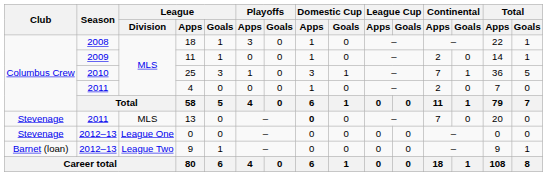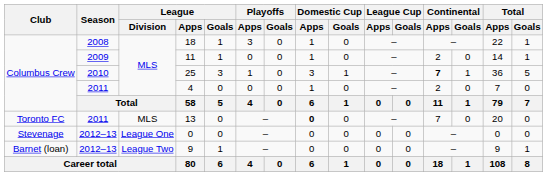(438, 73) normal -> (438, 73) bold
(41, 118) Stevenage -> (41, 118) Toronto FC
